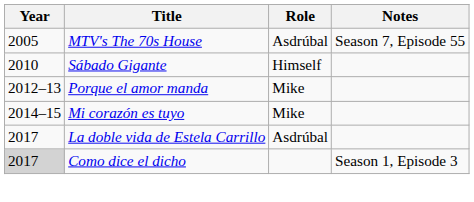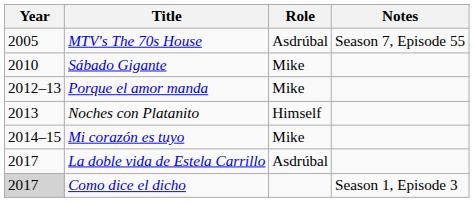(297, 64) Himself -> (288, 64) Mike
+ row: (134, 112)
